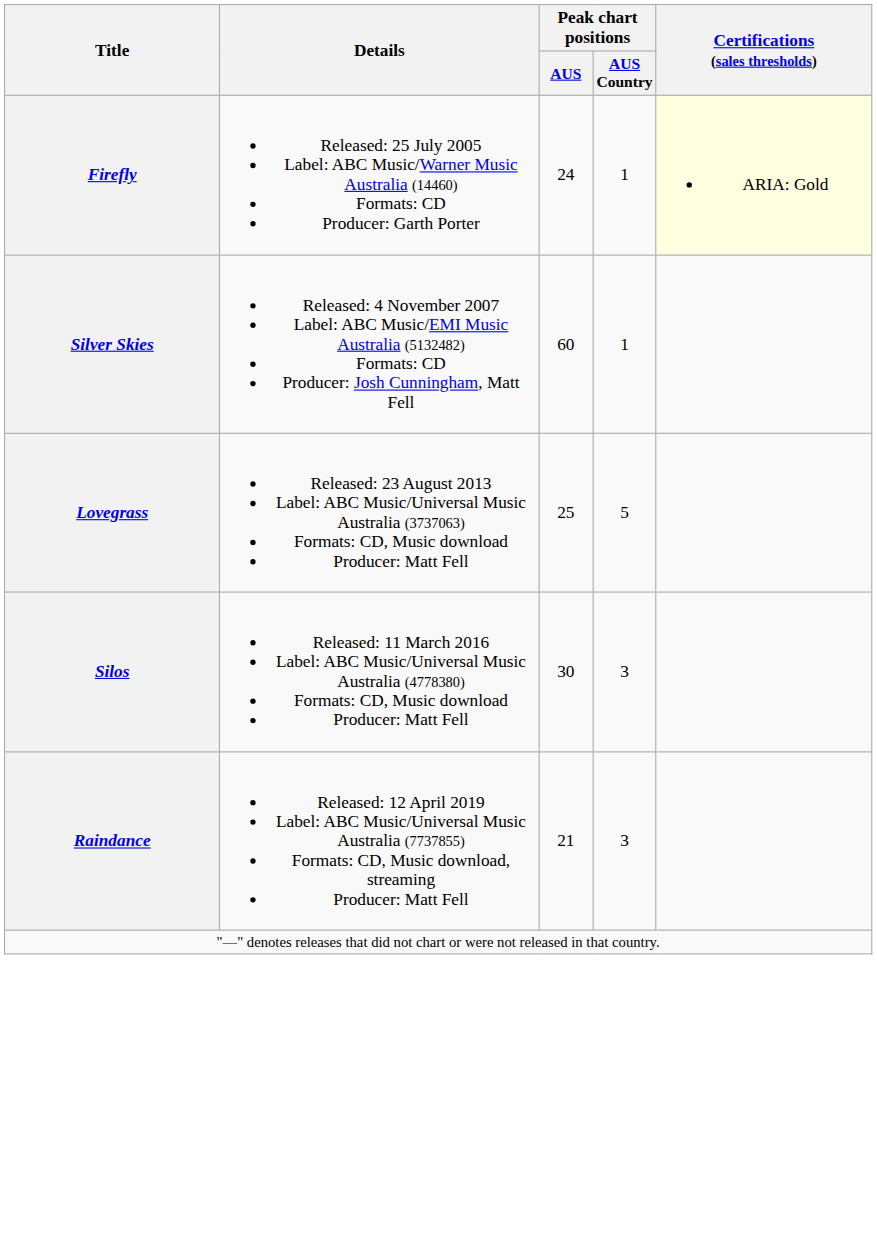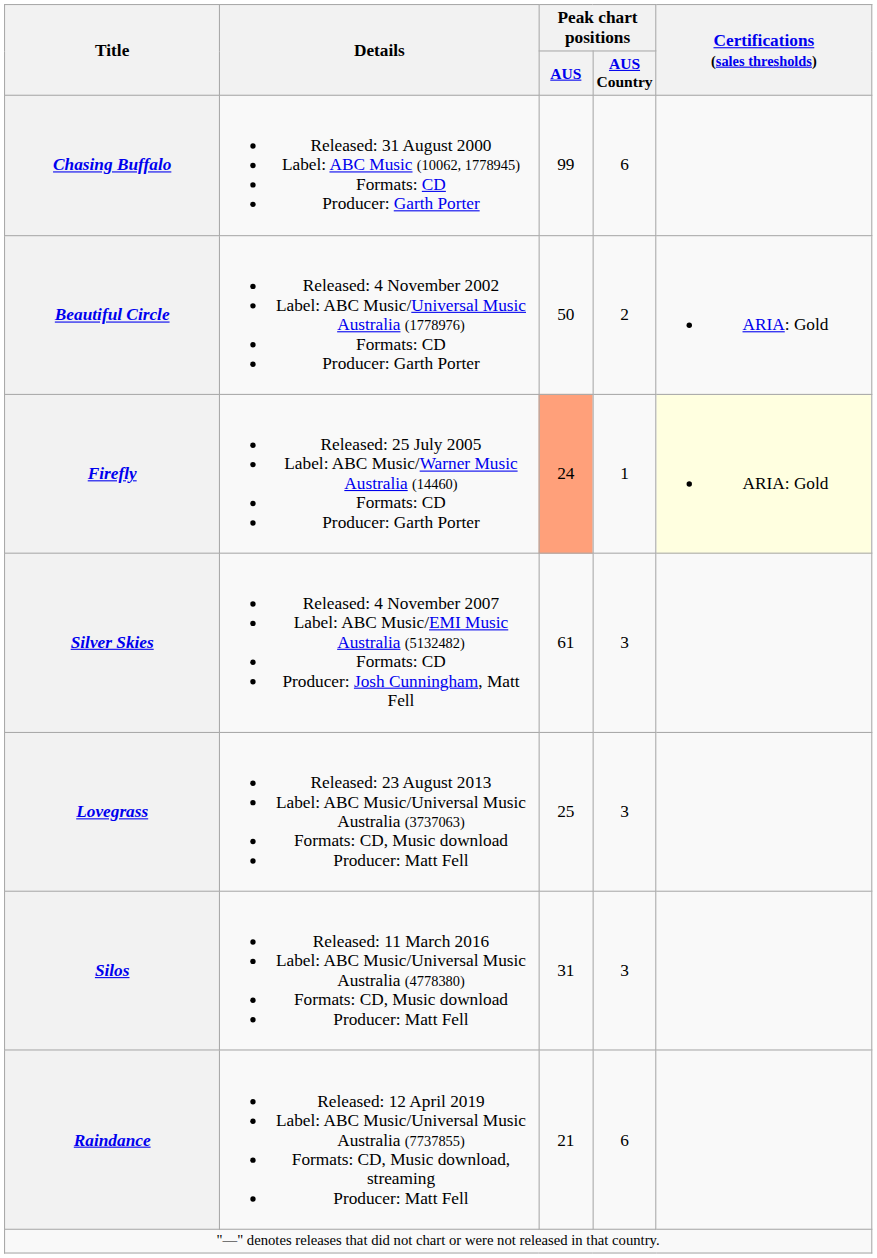+ row: (112, 165)
+ row: (112, 314)
(566, 174) no background -> (566, 473) lightsalmon background
(566, 343) 60 -> (566, 642) 61
(625, 343) 1 -> (625, 642) 3
(625, 512) 5 -> (625, 811) 3
(566, 671) 30 -> (566, 970) 31
(625, 840) 3 -> (625, 1139) 6
